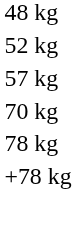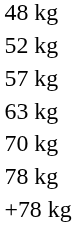+ row: (31, 110)
